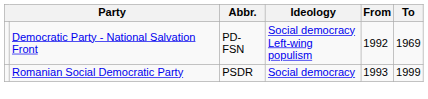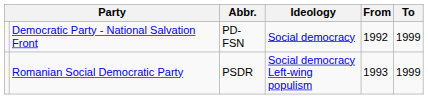(312, 43) Social democracy Left-wing populism -> (312, 36) Social democracy
(408, 43) 1969 -> (408, 36) 1999
(312, 73) Social democracy -> (312, 73) Social democracy Left-wing populism
